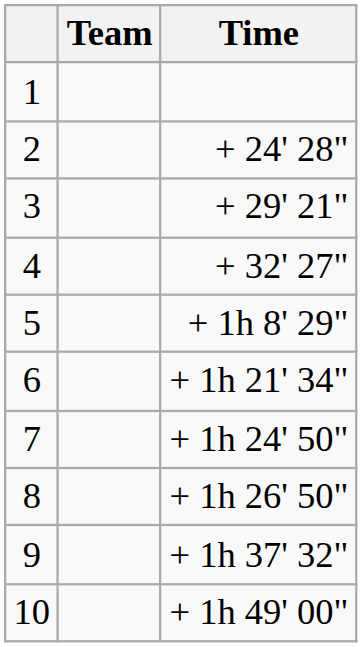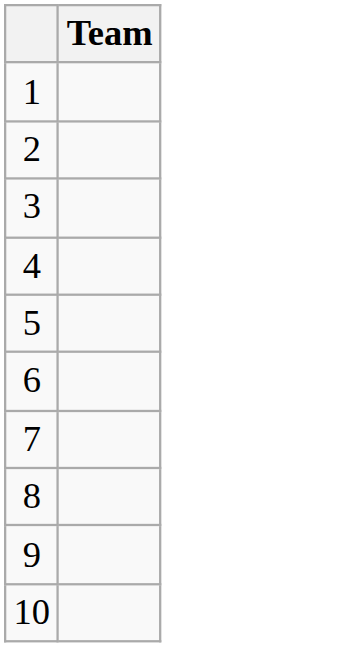- column: (259, 33)
